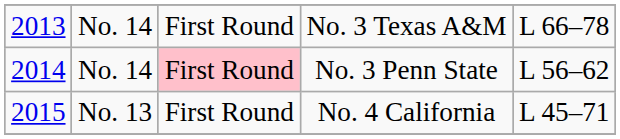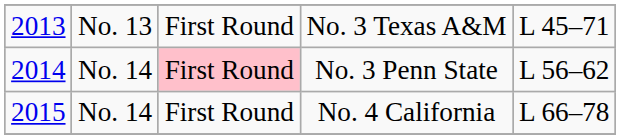(115, 26) No. 14 -> (115, 26) No. 13
(564, 26) L 66–78 -> (564, 26) L 45–71
(115, 112) No. 13 -> (115, 112) No. 14
(564, 112) L 45–71 -> (564, 112) L 66–78
